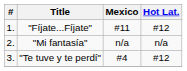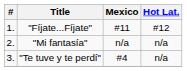(161, 58) #12 -> (161, 58) n/a
